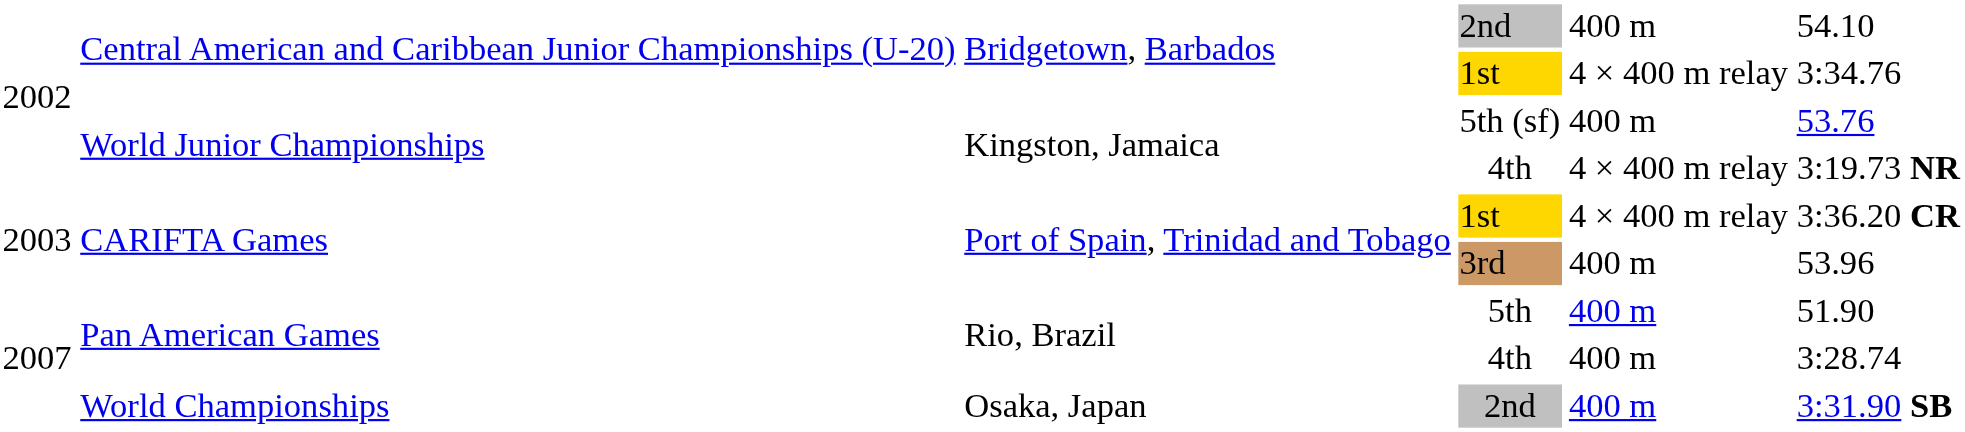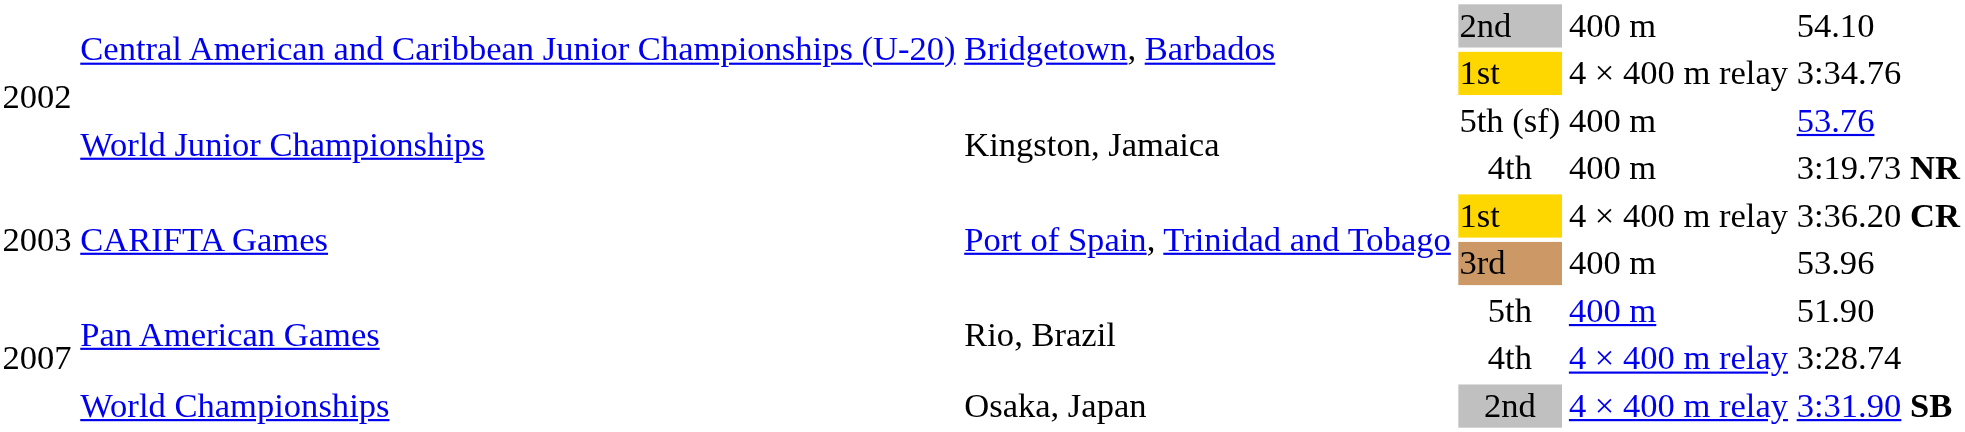(1678, 167) 4 × 400 m relay -> (1613, 167) 400 m
(1613, 357) 400 m -> (1678, 357) 4 × 400 m relay
(1613, 405) 400 m -> (1678, 405) 4 × 400 m relay
